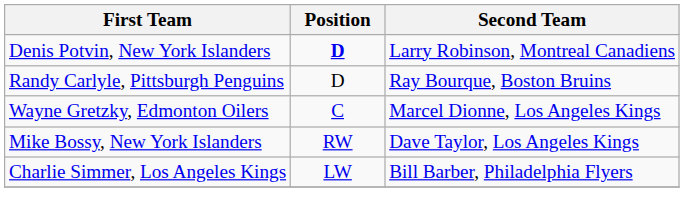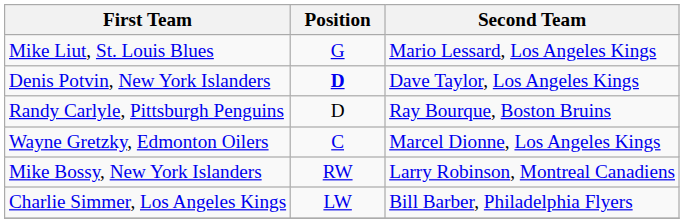+ row: (111, 50)
(532, 50) Larry Robinson, Montreal Canadiens -> (514, 80) Dave Taylor, Los Angeles Kings
(514, 141) Dave Taylor, Los Angeles Kings -> (532, 171) Larry Robinson, Montreal Canadiens
